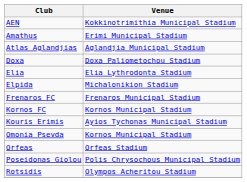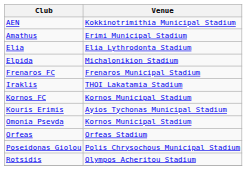- row: (42, 47)
- row: (15, 60)
+ row: (22, 84)
